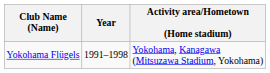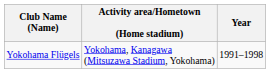columns swapped: (198, 23) <-> (106, 23)
